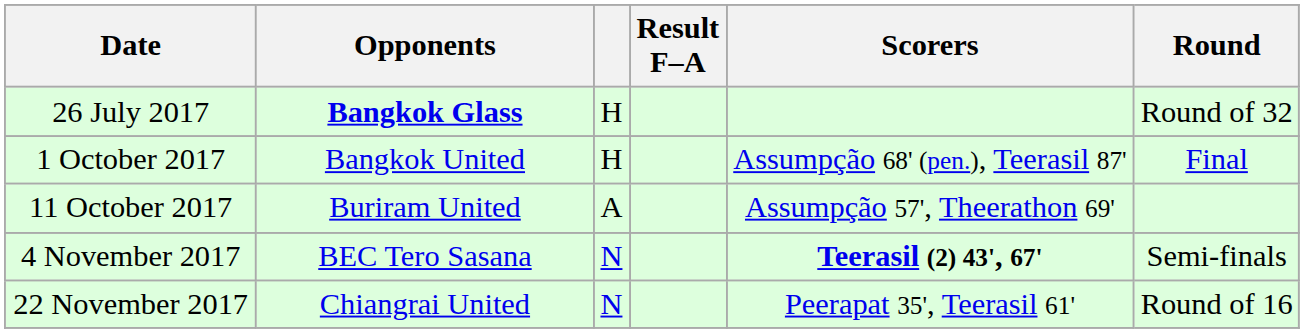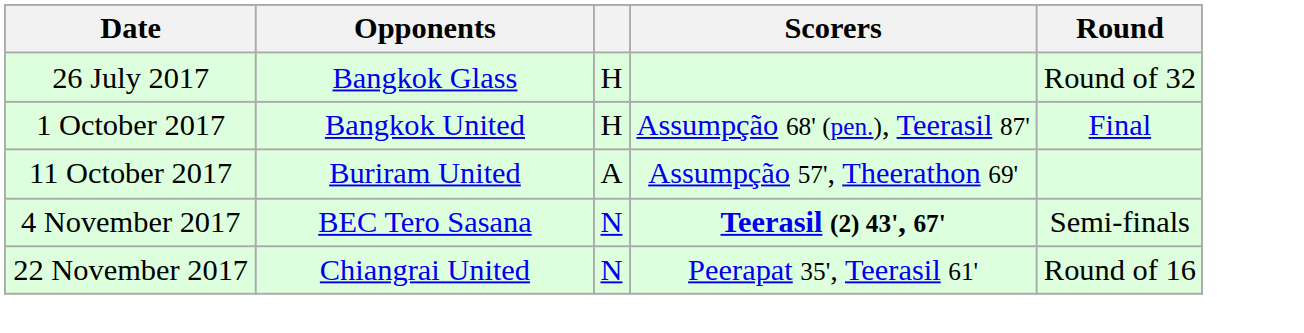- column: (678, 45)
(425, 111) bold -> (425, 76) normal
